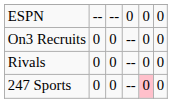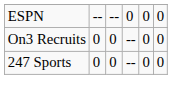- row: (27, 62)
(146, 86) pink background -> (146, 62) no background
